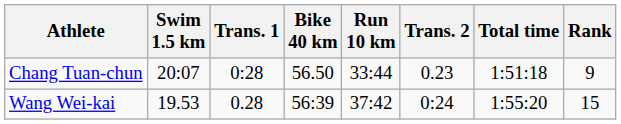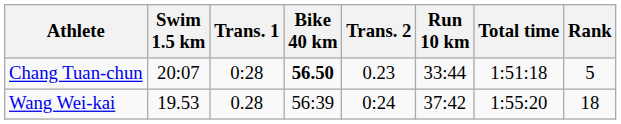columns swapped: (437, 31) <-> (371, 31)
(313, 73) normal -> (313, 73) bold
(590, 73) 9 -> (590, 73) 5
(590, 104) 15 -> (590, 104) 18
